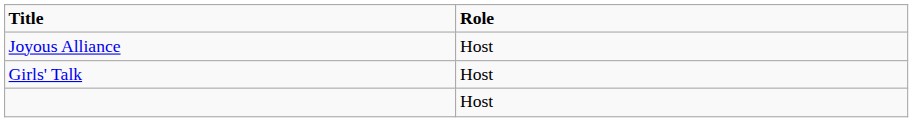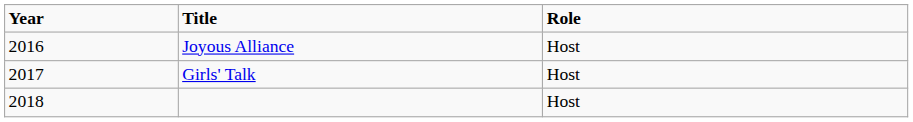+ column: (26, 18)
